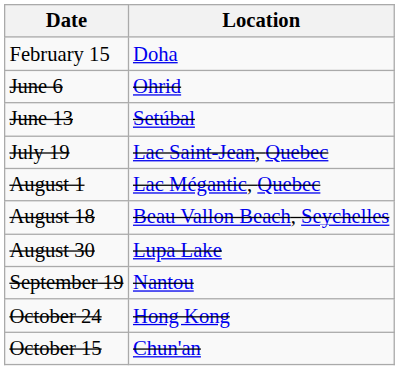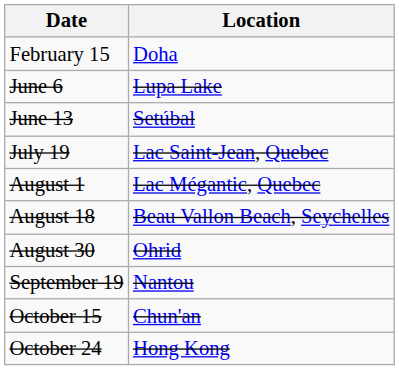(157, 86) Ohrid -> (177, 86) Lupa Lake
(177, 250) Lupa Lake -> (157, 250) Ohrid
rows swapped: (56, 348) <-> (56, 315)
